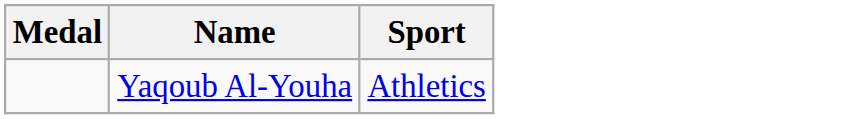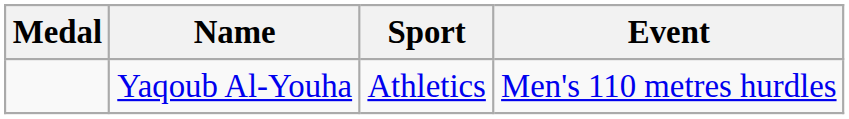+ column: (669, 31)
